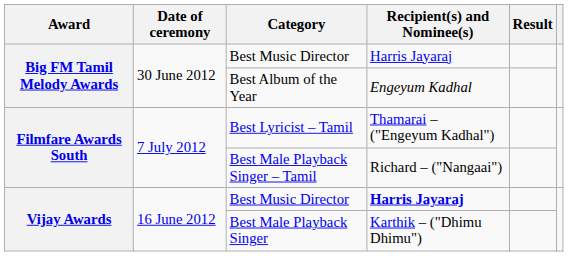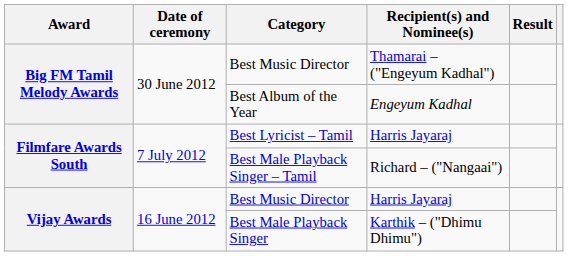(411, 56) Harris Jayaraj -> (432, 64) Thamarai – ("Engeyum Kadhal")
(432, 127) Thamarai – ("Engeyum Kadhal") -> (411, 135) Harris Jayaraj
(417, 199) bold -> (411, 199) normal
